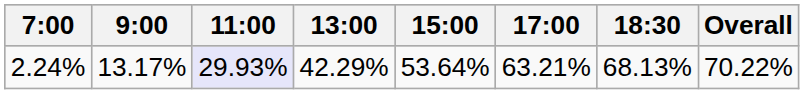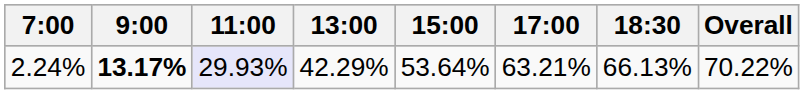(142, 66) normal -> (142, 66) bold
(647, 66) 68.13% -> (647, 66) 66.13%
